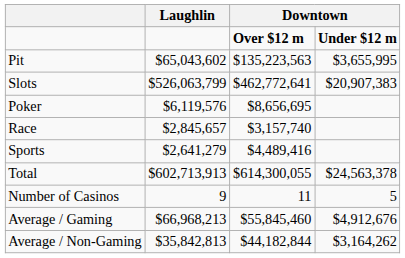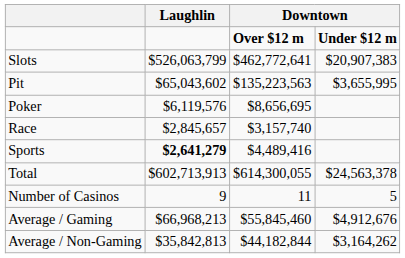rows swapped: (16, 60) <-> (22, 83)
(194, 151) normal -> (194, 151) bold
